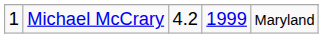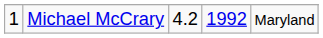(227, 18) 1999 -> (227, 18) 1992
